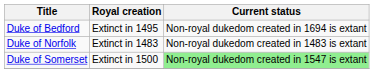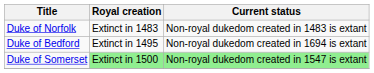rows swapped: (43, 28) <-> (41, 44)
(125, 60) no background -> (125, 60) lightgreen background
